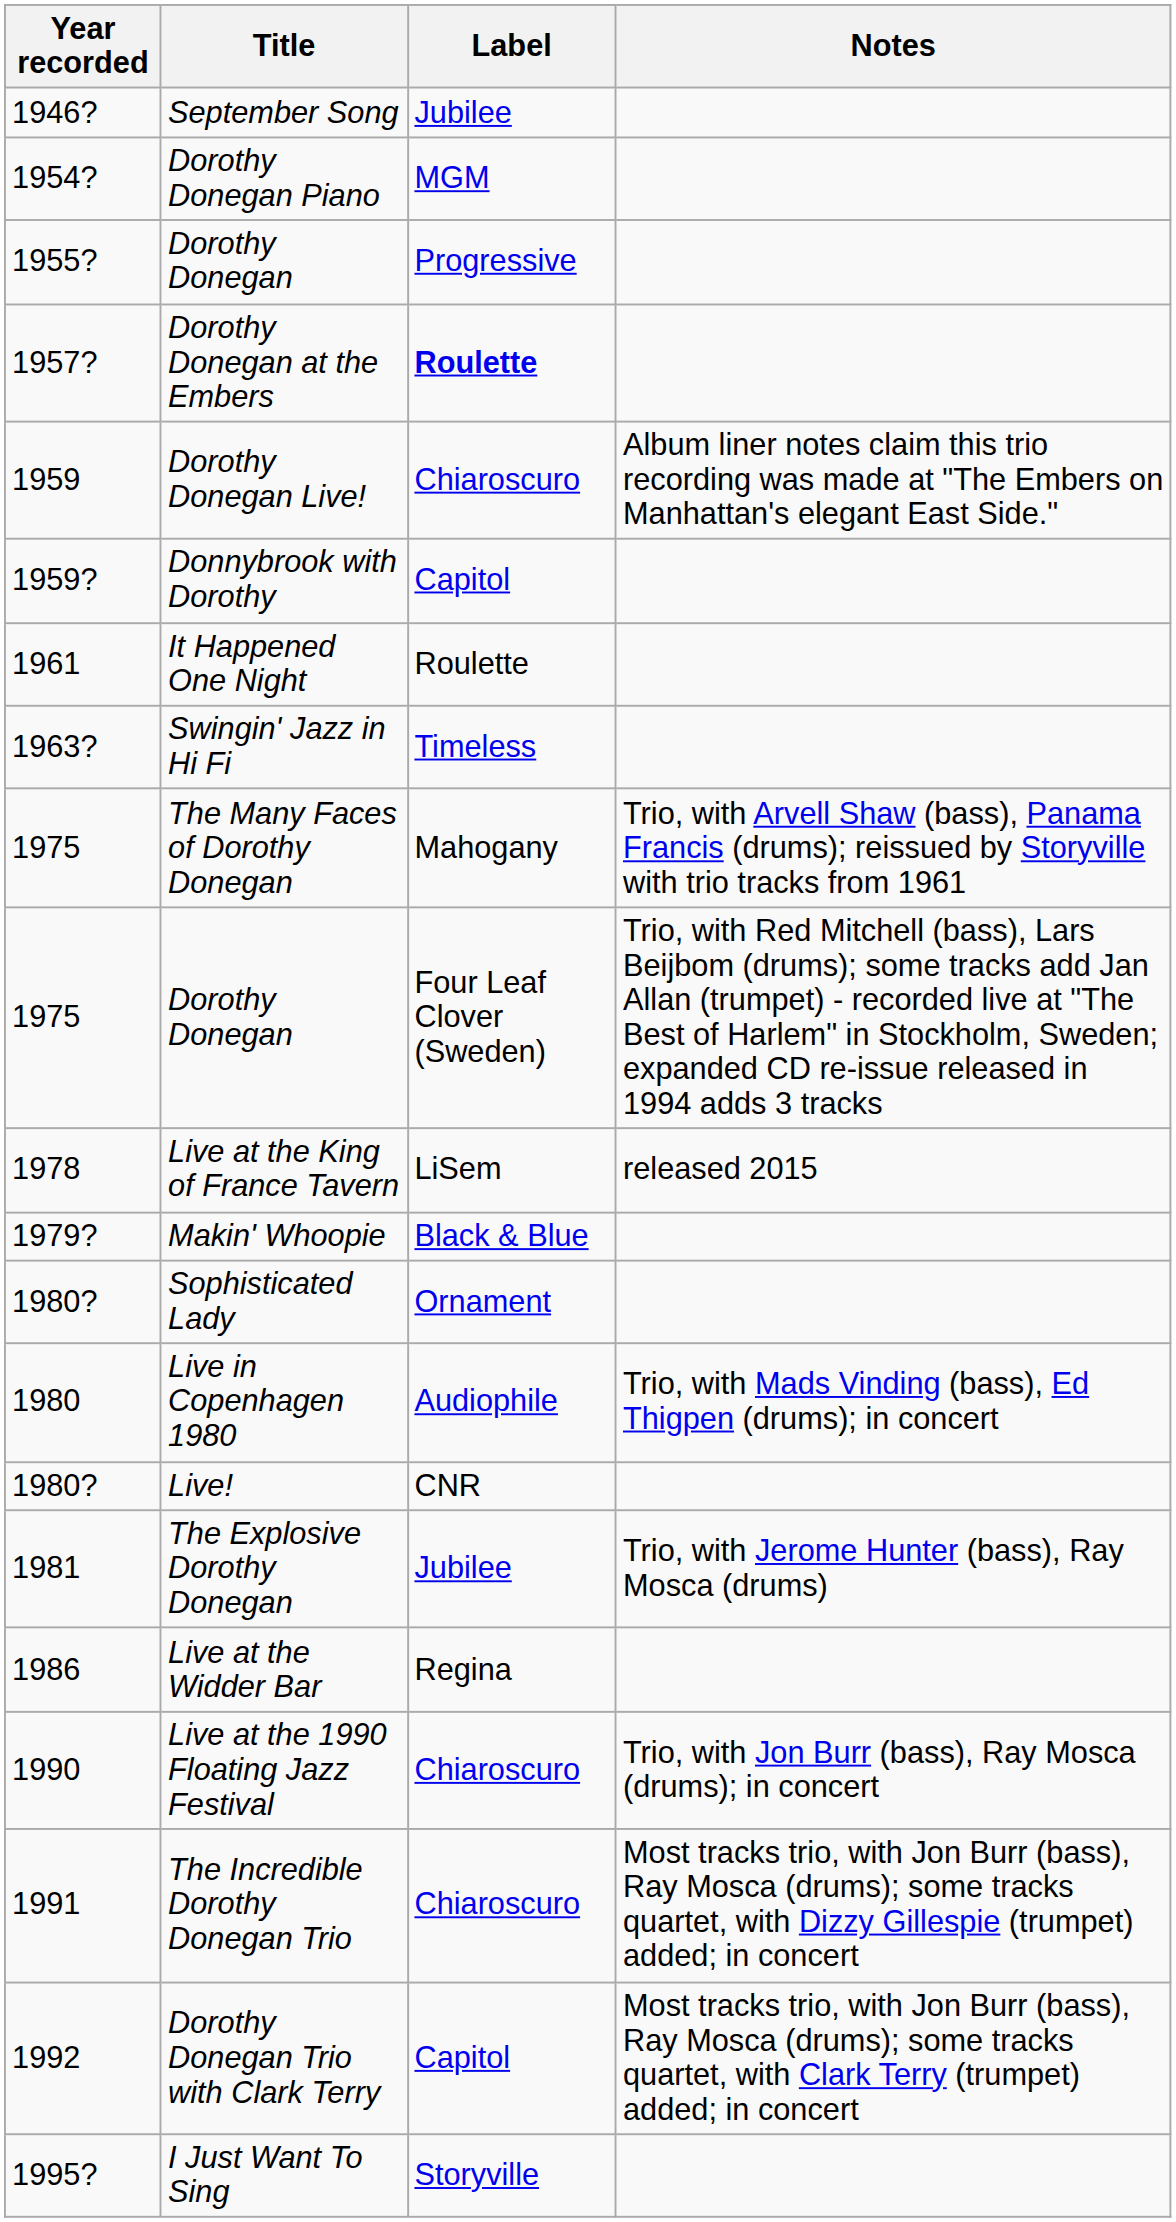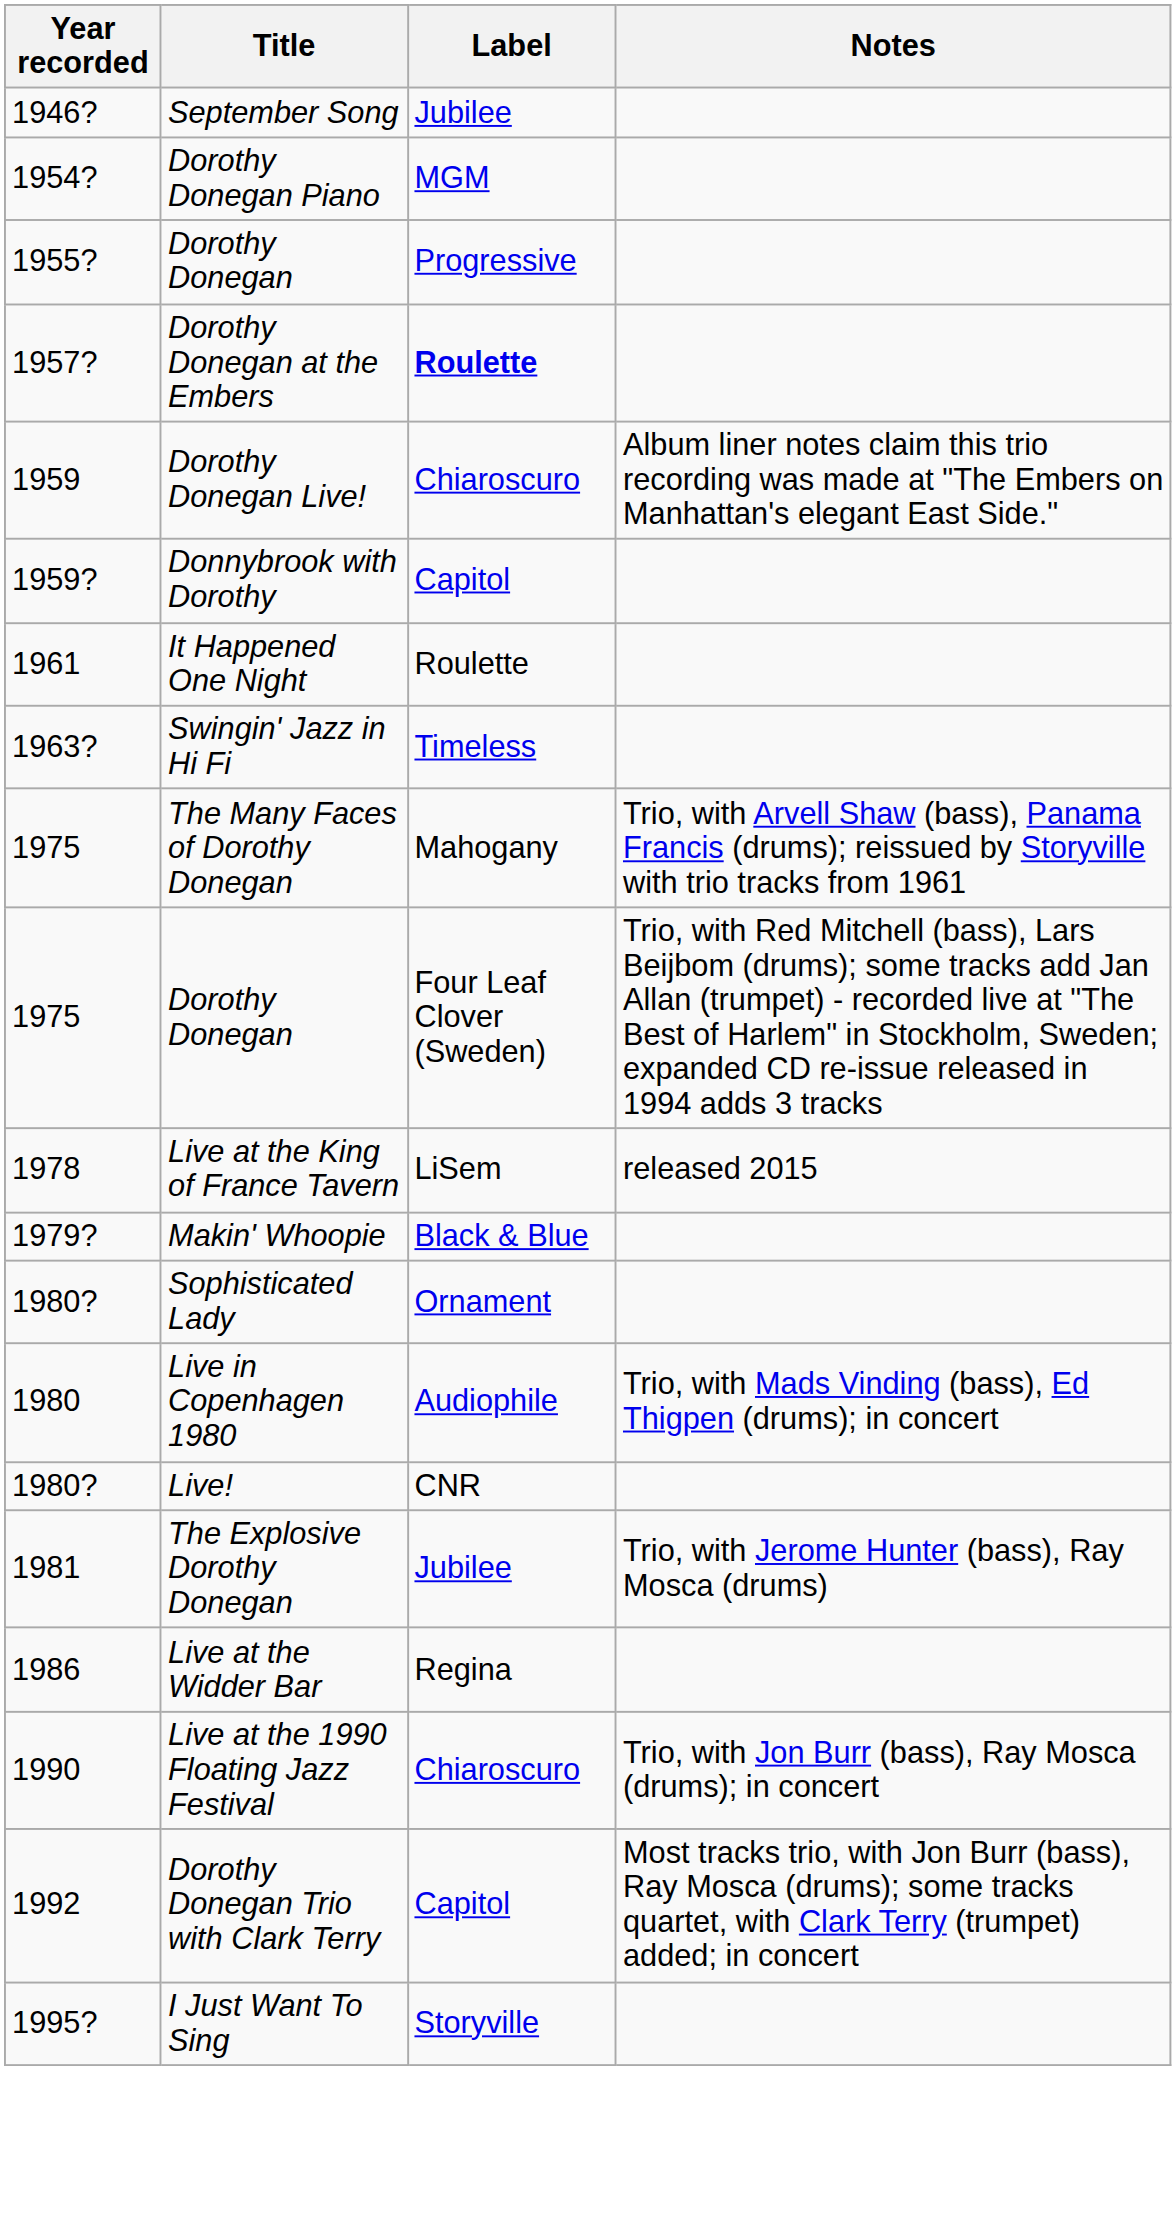- row: (46, 1904)
